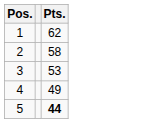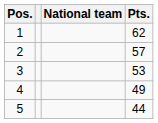+ column: (83, 14)
(55, 52) 58 -> (139, 52) 57
(55, 109) bold -> (139, 109) normal
